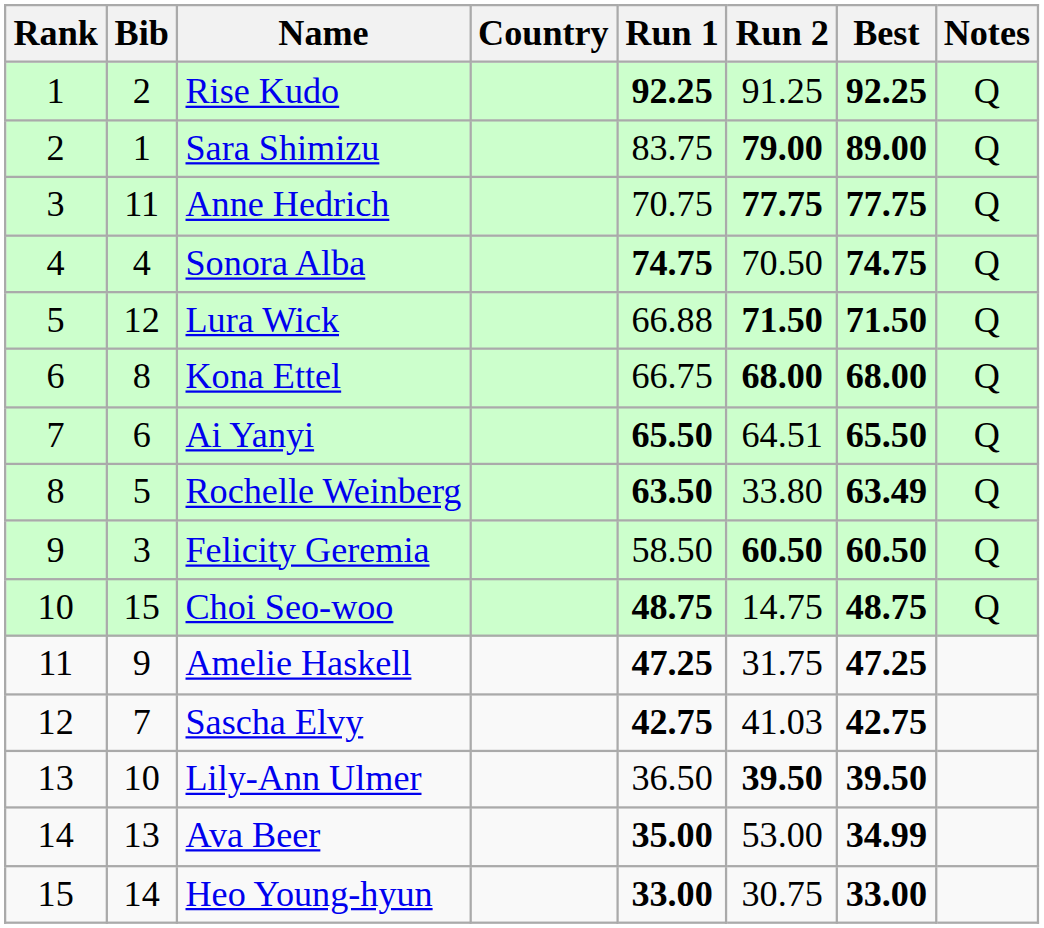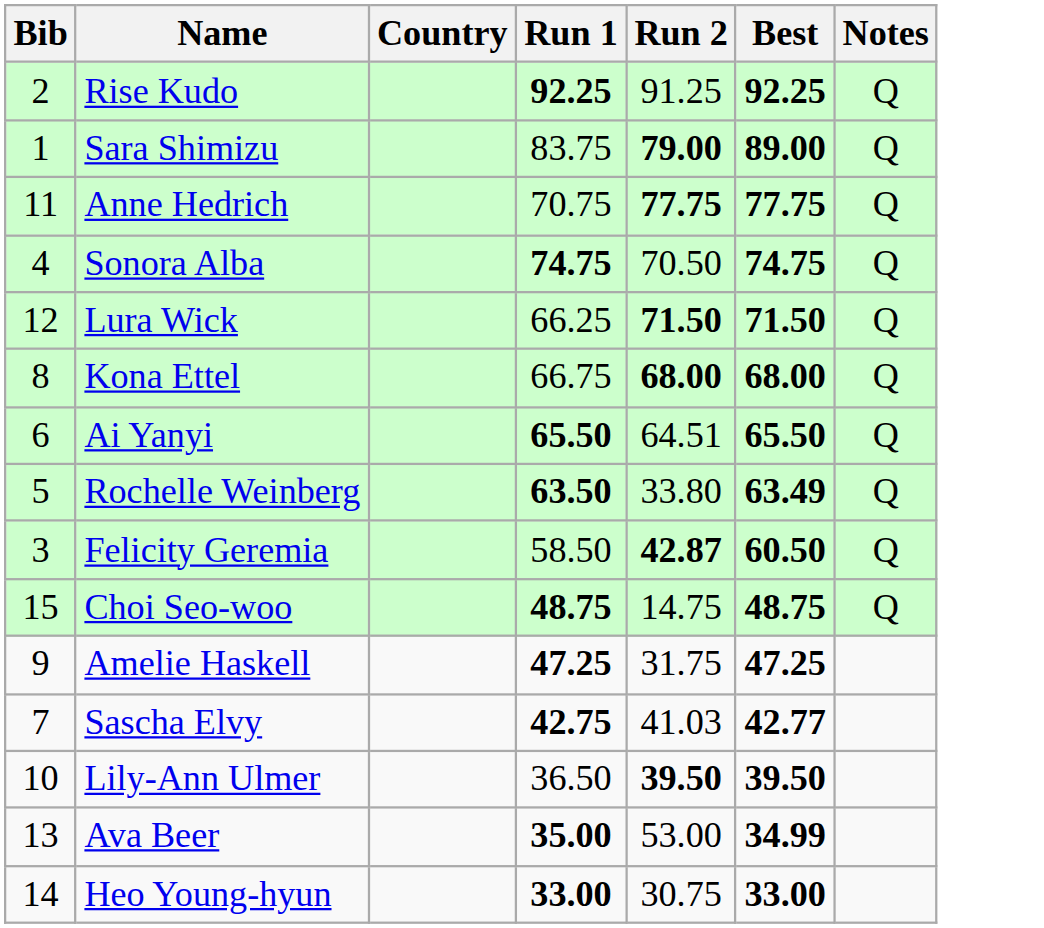- column: (56, 33)
(672, 319) 66.88 -> (571, 319) 66.25
(782, 549) 60.50 -> (681, 549) 42.87
(886, 721) 42.75 -> (785, 721) 42.77
